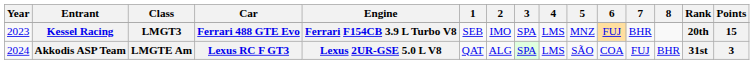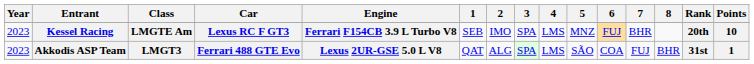(161, 31) LMGT3 -> (161, 31) LMGTE Am
(249, 31) Ferrari 488 GTE Evo -> (249, 31) Lexus RC F GT3
(731, 31) 15 -> (731, 31) 10
(18, 50) 2024 -> (18, 50) 2023
(161, 50) LMGTE Am -> (161, 50) LMGT3
(249, 50) Lexus RC F GT3 -> (249, 50) Ferrari 488 GTE Evo
(731, 50) 3 -> (731, 50) 1
